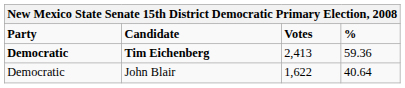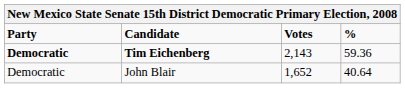(298, 53) 2,413 -> (298, 53) 2,143
(298, 72) 1,622 -> (298, 72) 1,652
